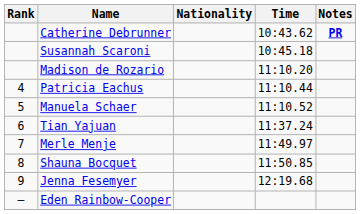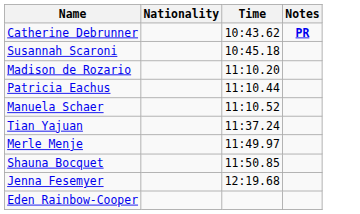- column: (21, 14)
